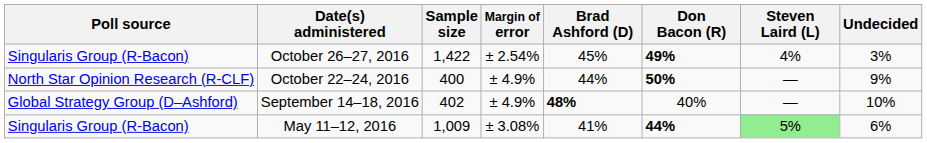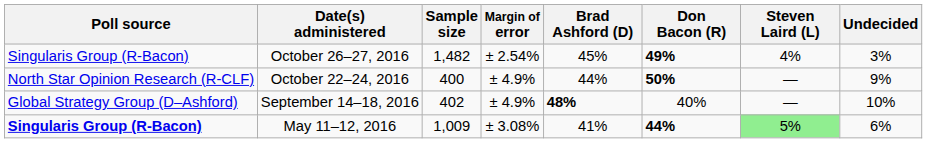(452, 56) 1,422 -> (452, 56) 1,482
(98, 126) normal -> (105, 126) bold
